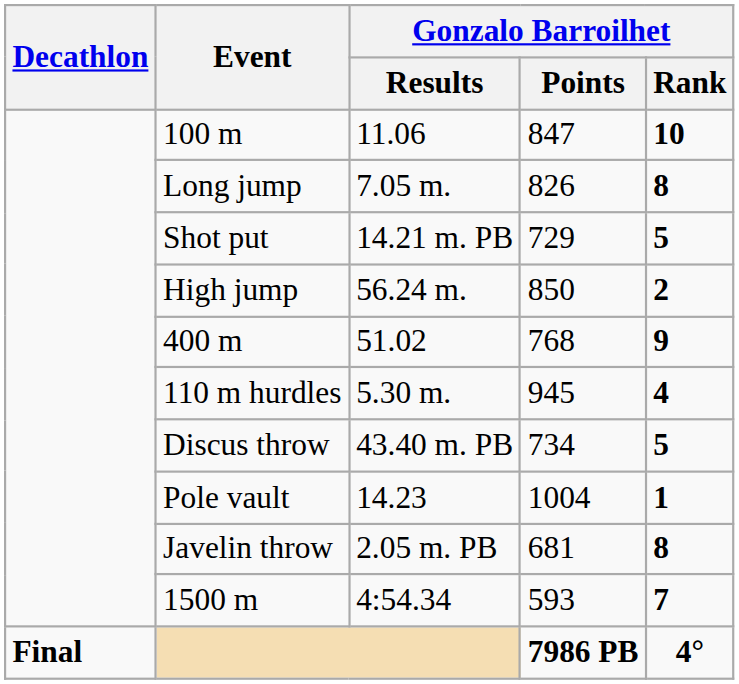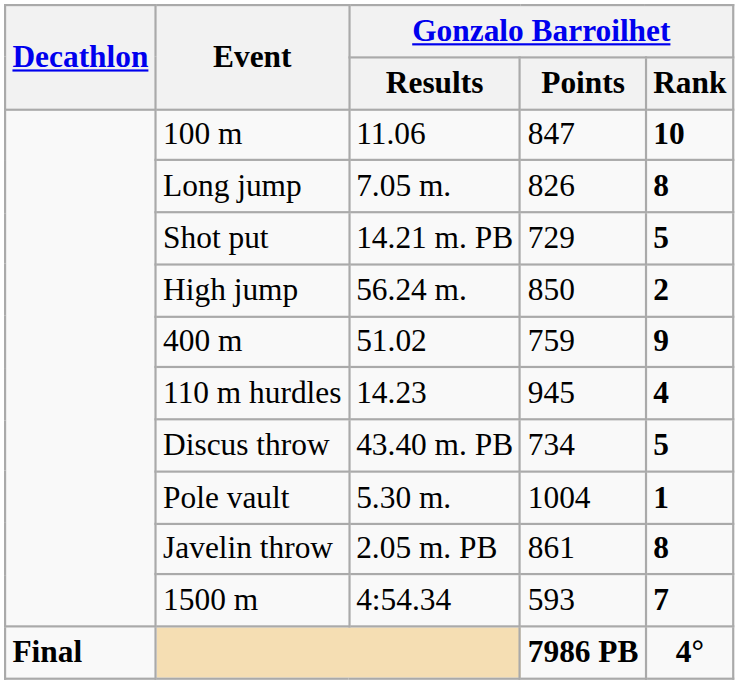(551, 341) 768 -> (551, 341) 759
(404, 393) 5.30 m. -> (391, 393) 14.23
(391, 496) 14.23 -> (404, 496) 5.30 m.
(551, 548) 681 -> (551, 548) 861
